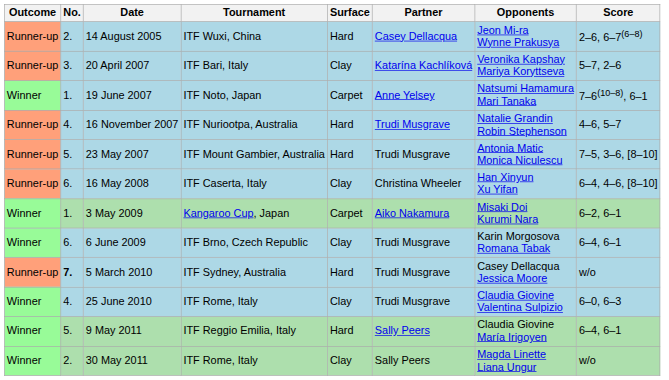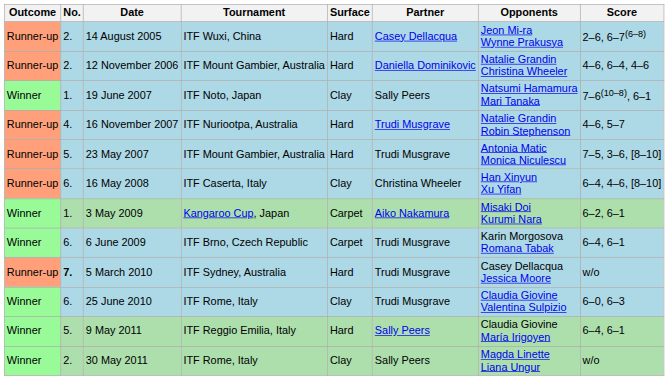+ row: (132, 65)
- row: (118, 65)
(346, 95) Carpet -> (341, 95) Clay
(405, 95) Anne Yelsey -> (402, 95) Sally Peers
(341, 242) Clay -> (346, 242) Carpet
(68, 301) 4. -> (68, 301) 6.
